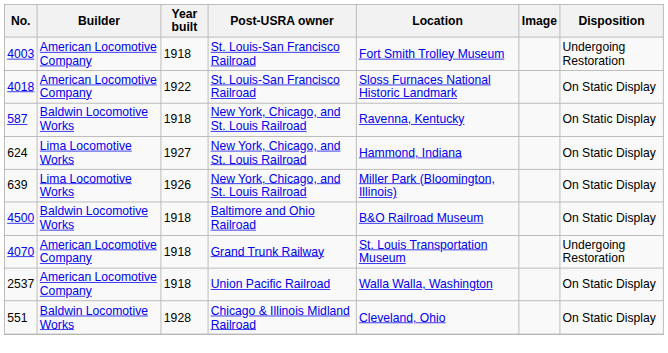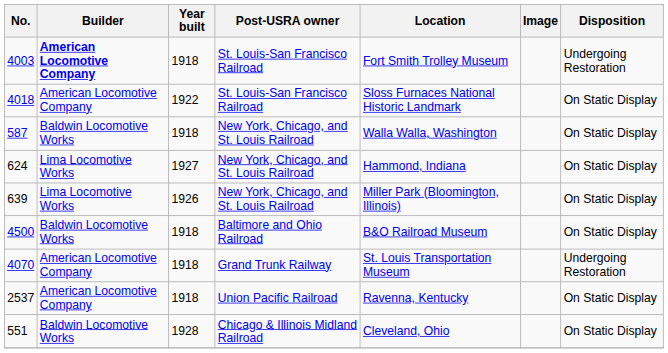(98, 53) normal -> (74, 60) bold
(412, 119) Ravenna, Kentucky -> (430, 133) Walla Walla, Washington
(426, 284) Walla Walla, Washington -> (416, 298) Ravenna, Kentucky
